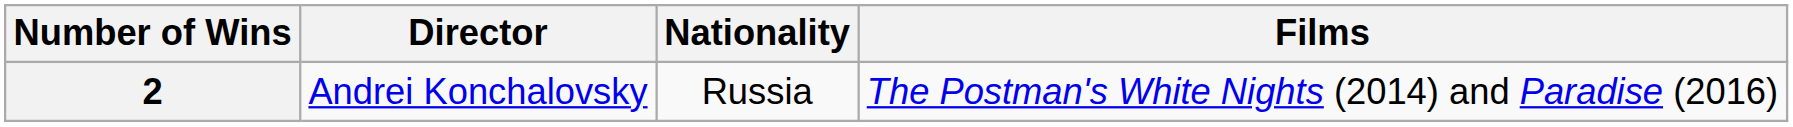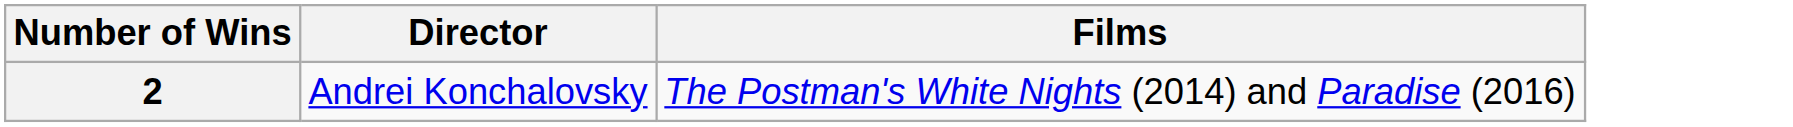- column: (757, 33)
